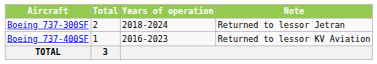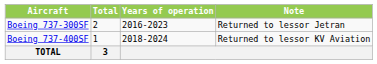(168, 25) 2018-2024 -> (168, 25) 2016-2023
(168, 39) 2016-2023 -> (168, 39) 2018-2024
